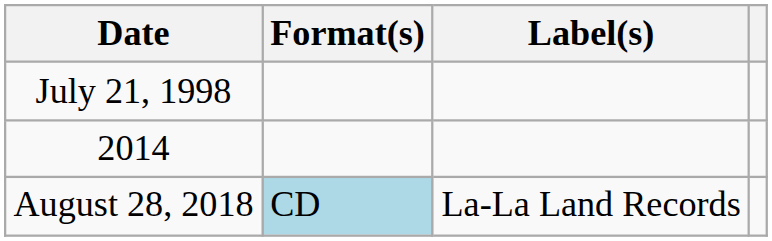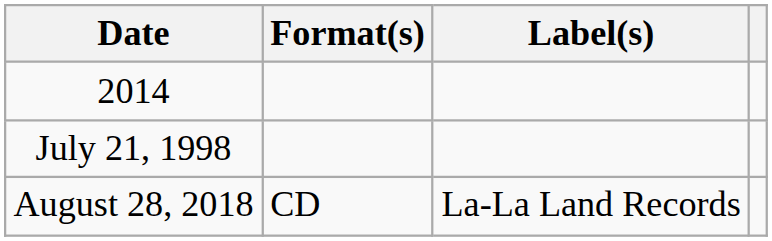rows swapped: (134, 90) <-> (133, 147)
(295, 205) lightblue background -> (295, 205) no background
